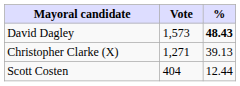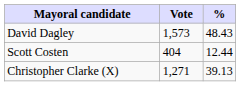(219, 33) bold -> (219, 33) normal
rows swapped: (63, 52) <-> (38, 71)
